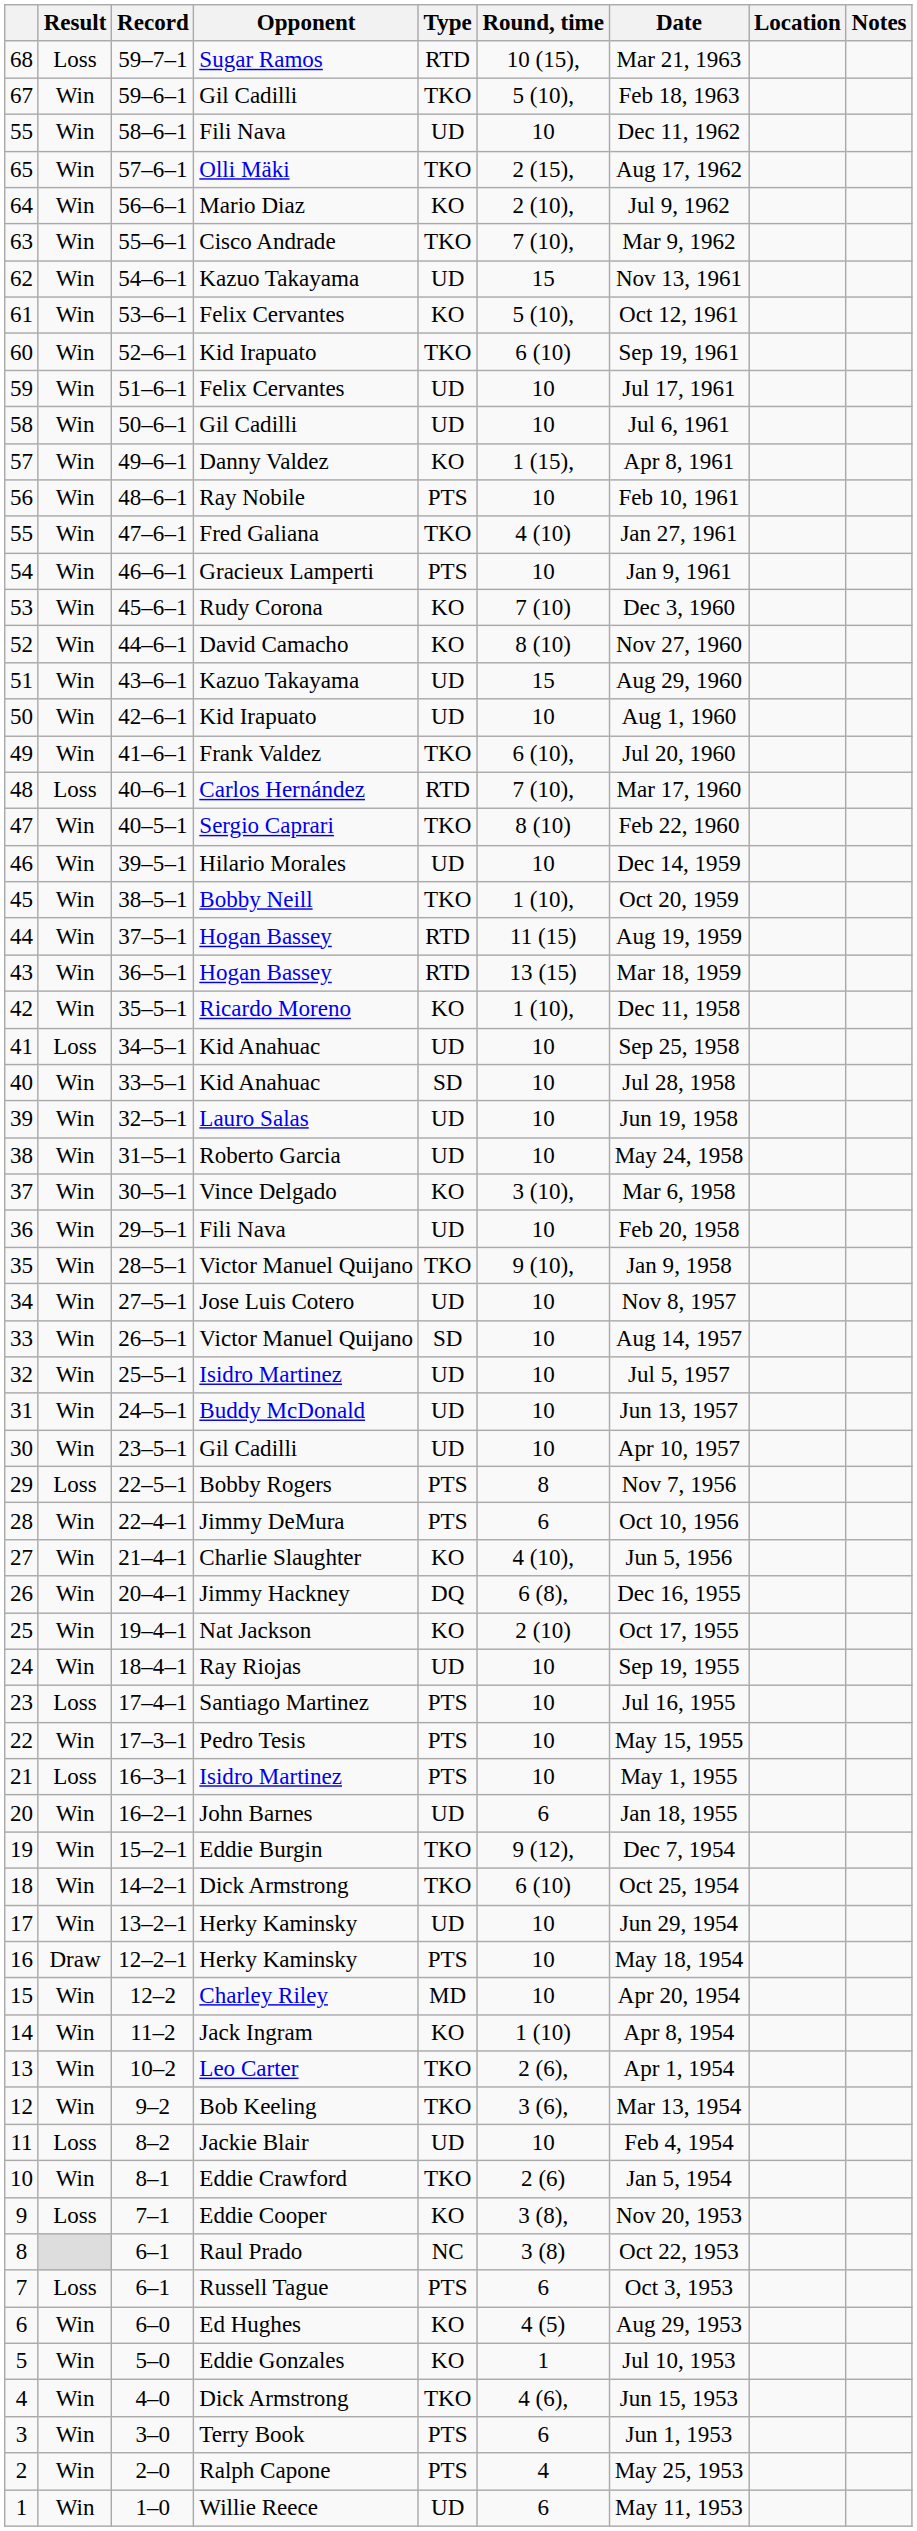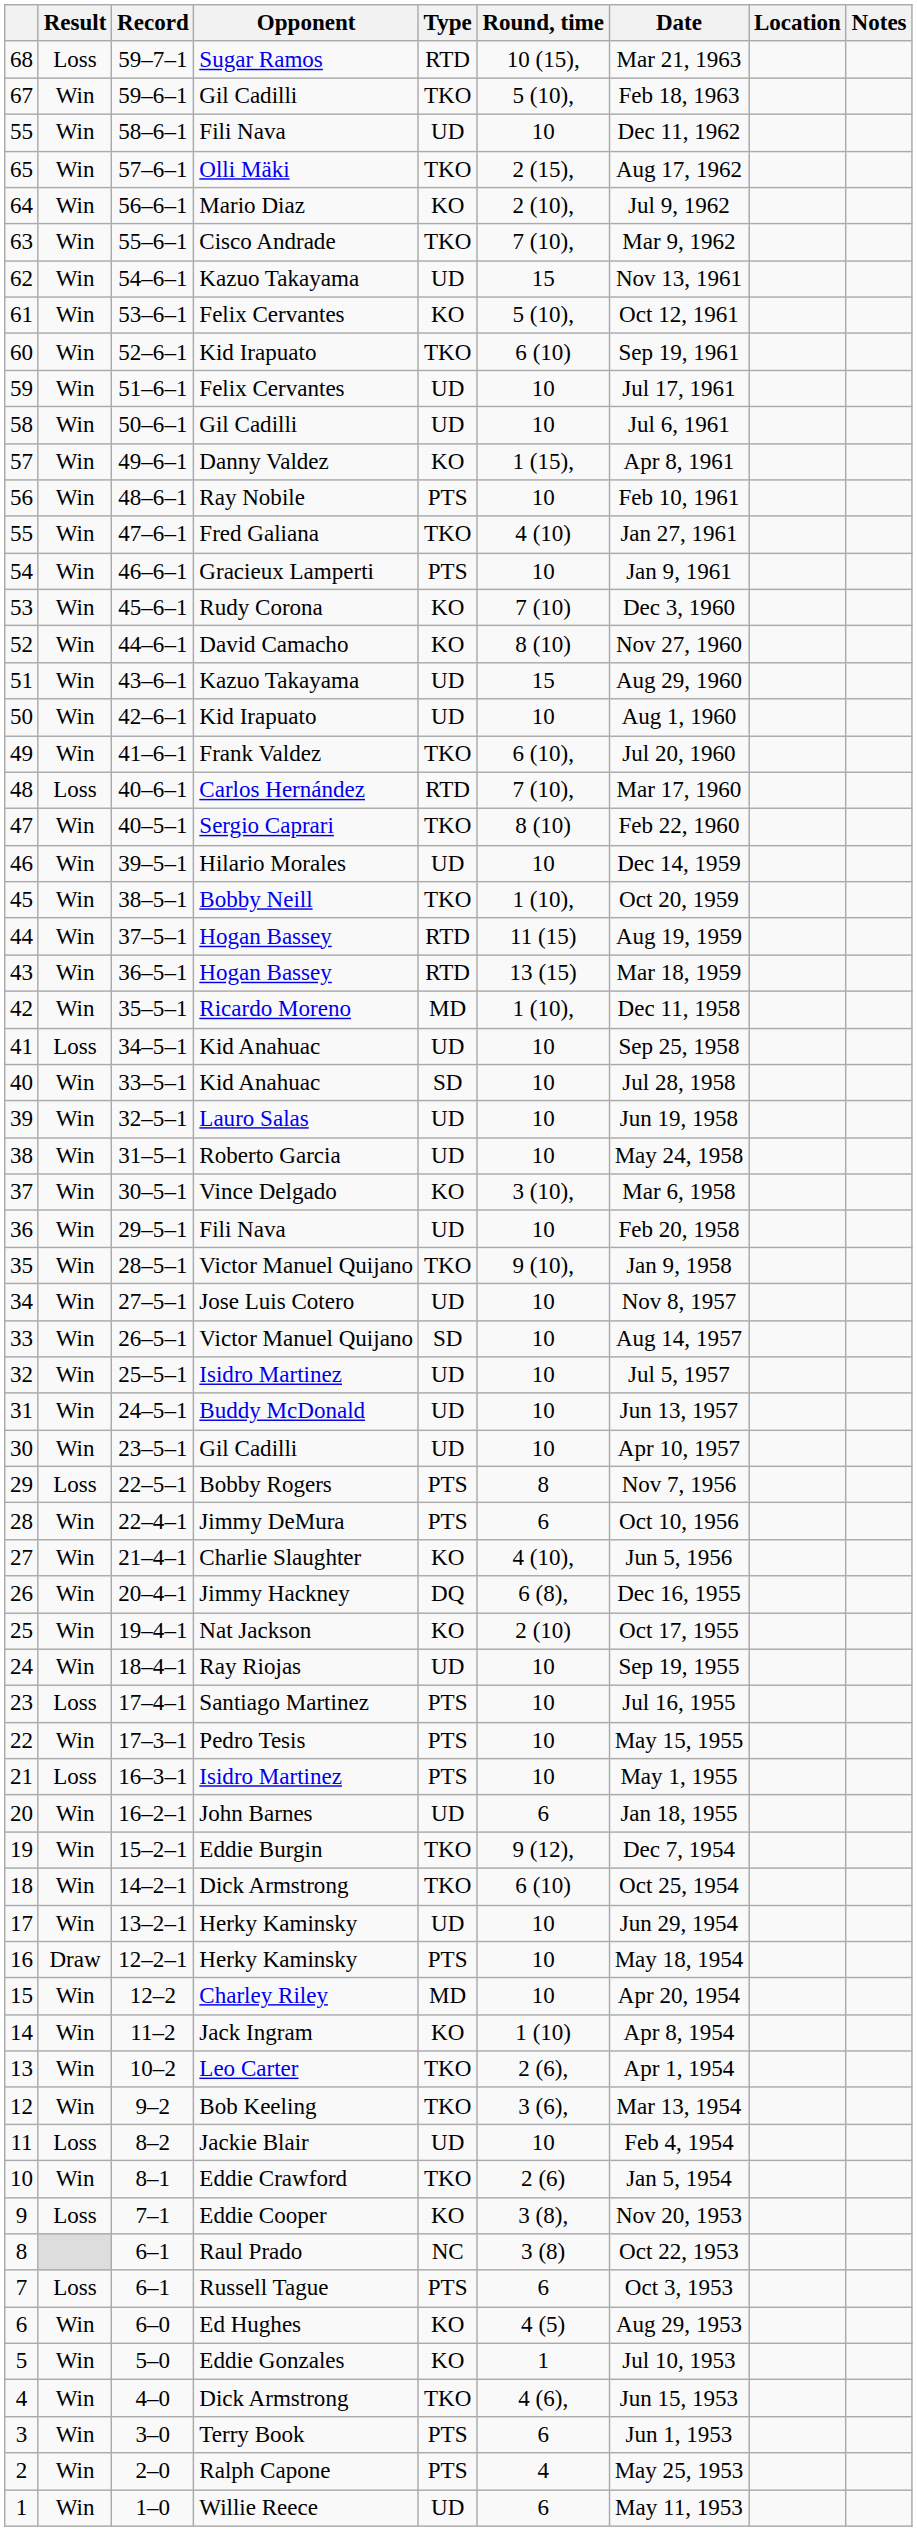(448, 1009) KO -> (448, 1009) MD
